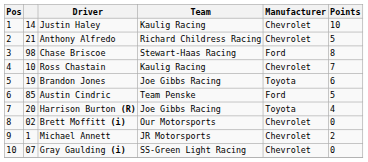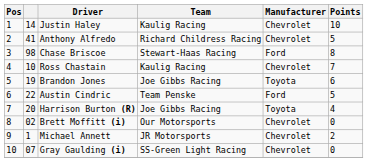(31, 39) 21 -> (31, 39) 41
(31, 95) 85 -> (31, 95) 22
